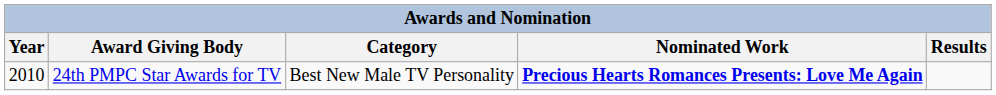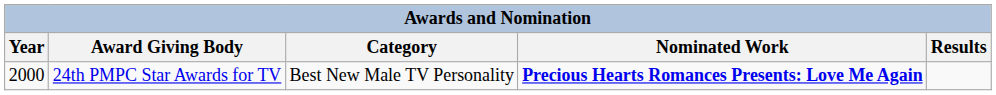(27, 75) 2010 -> (27, 75) 2000
